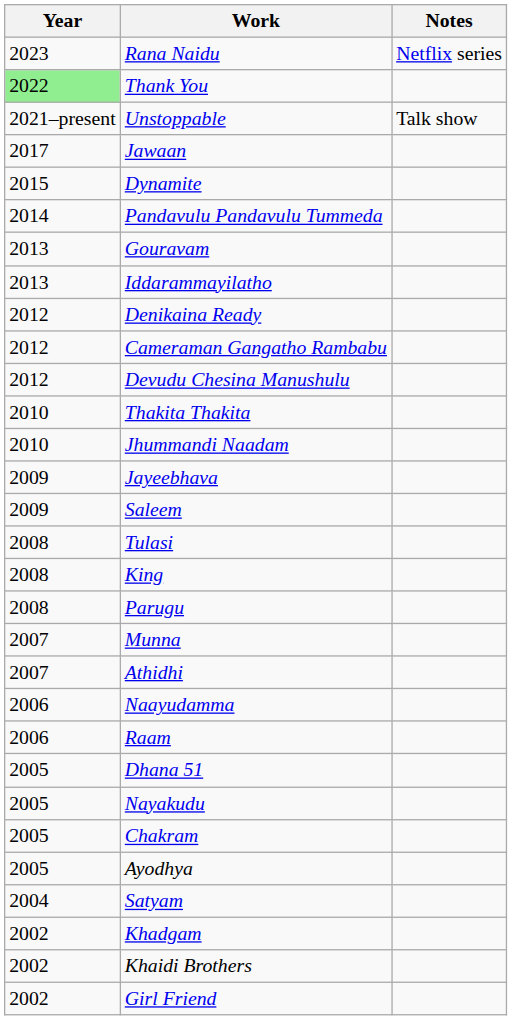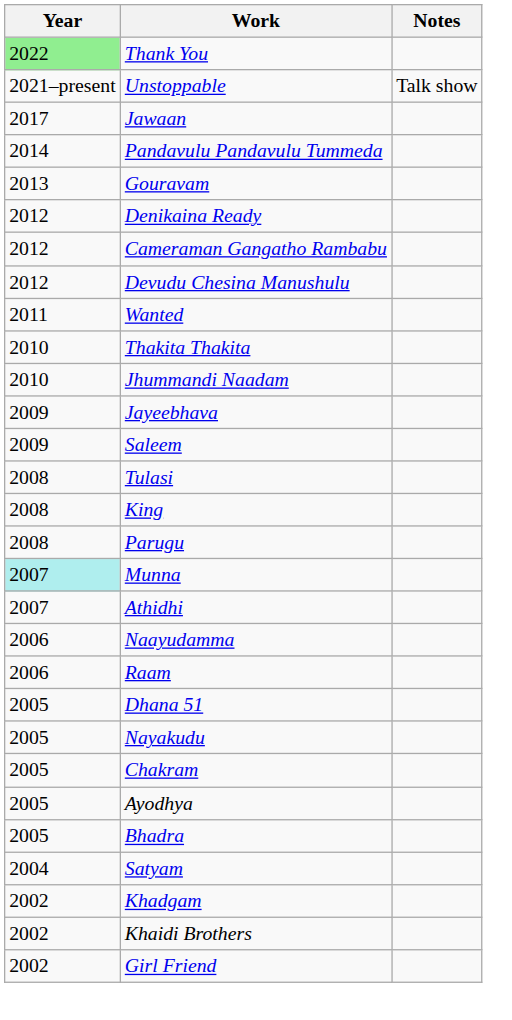- row: (172, 53)
- row: (163, 183)
- row: (198, 281)
+ row: (154, 314)
(29, 640) no background -> (29, 574) paleturquoise background
+ row: (154, 835)
